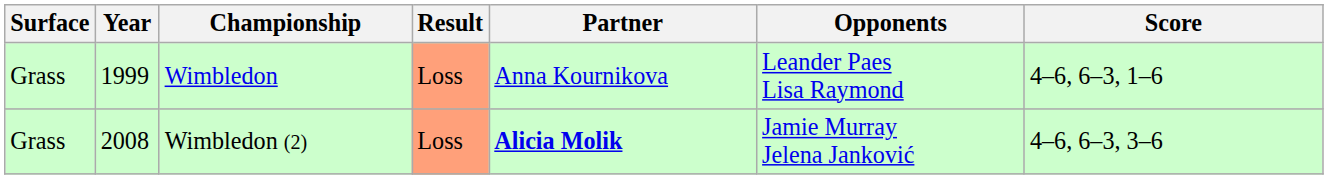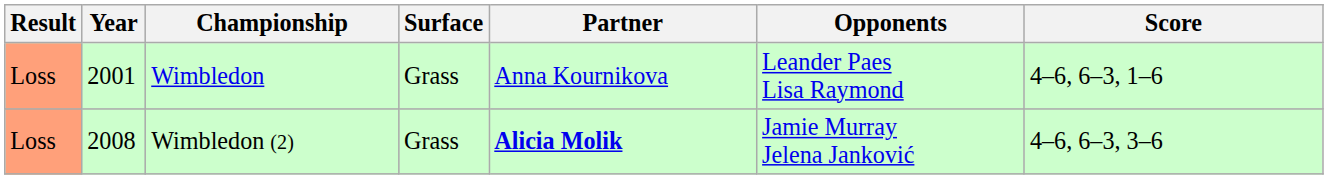columns swapped: (450, 23) <-> (50, 23)
(125, 75) 1999 -> (111, 75) 2001
